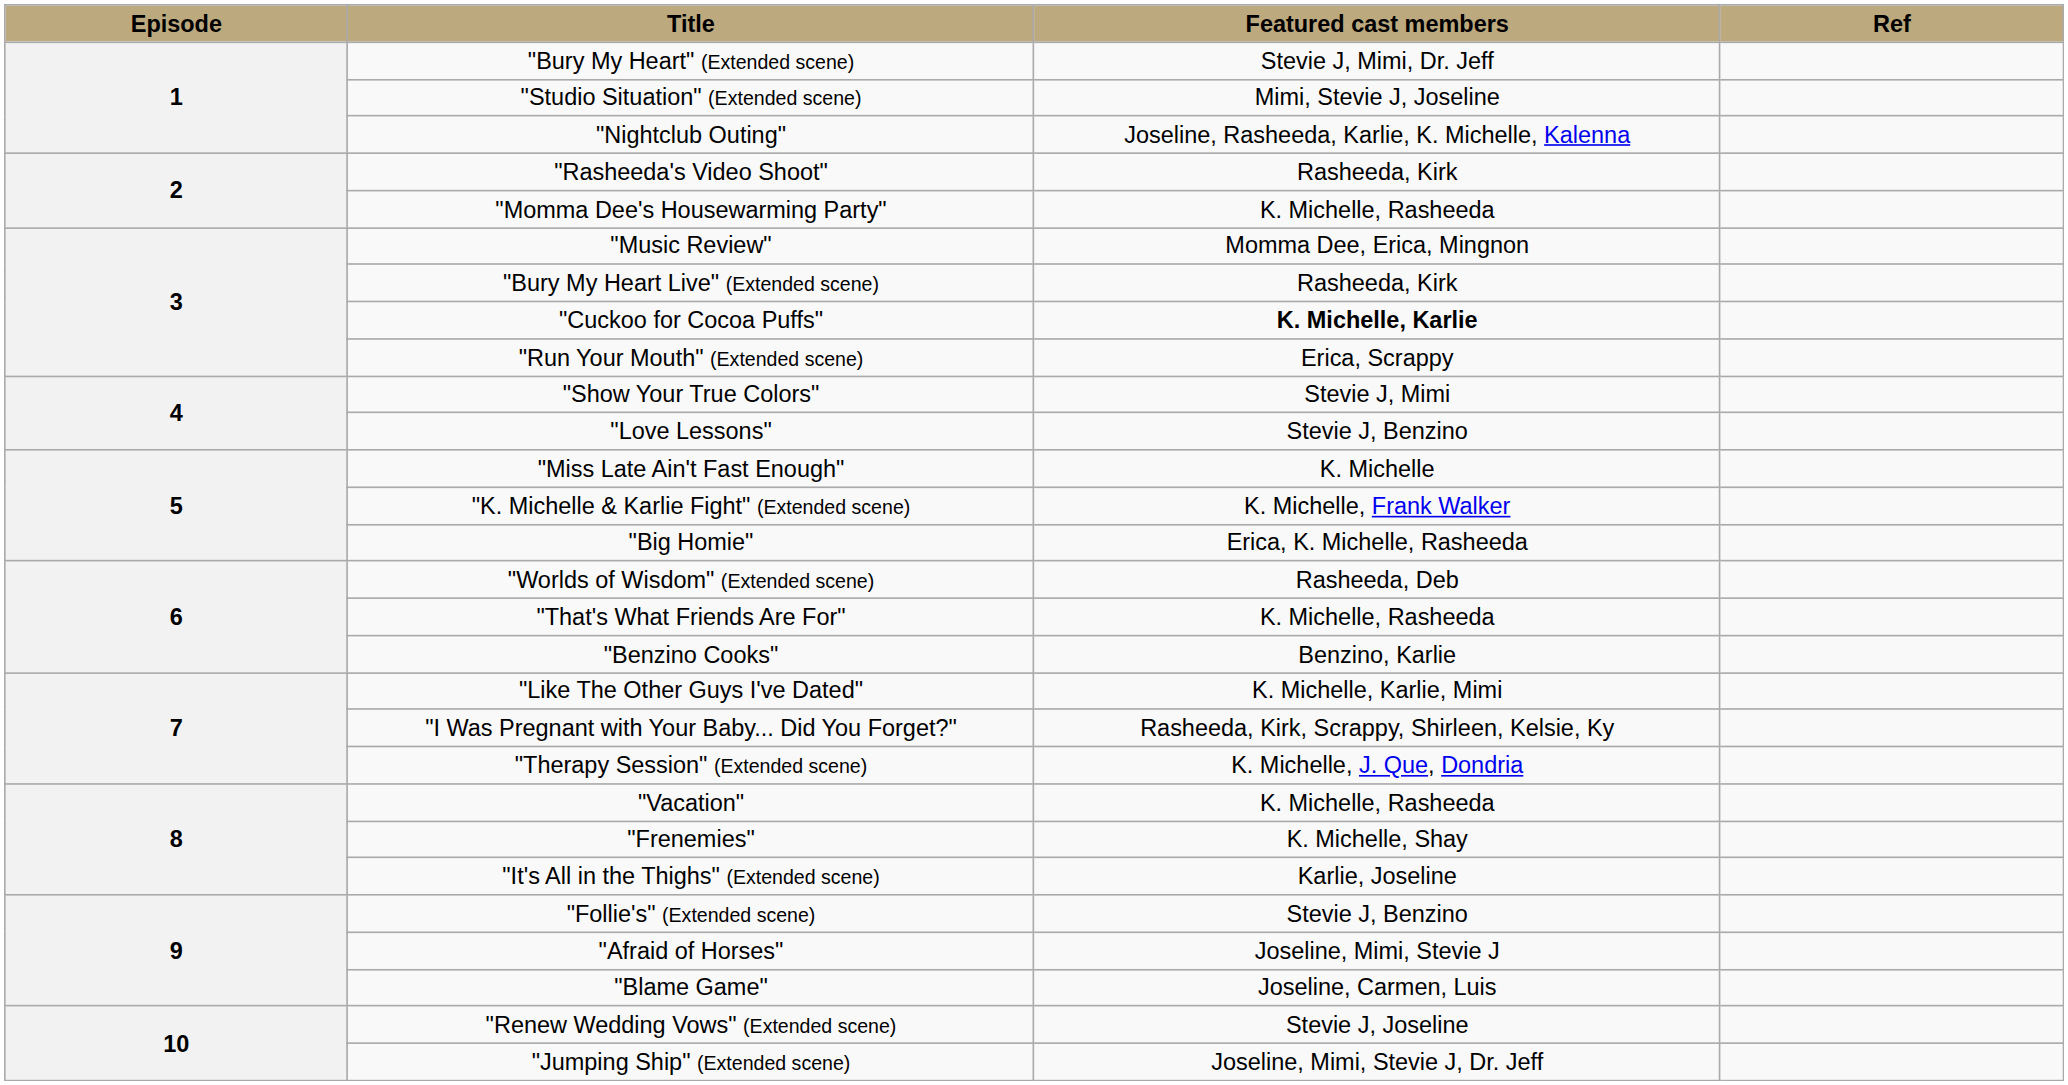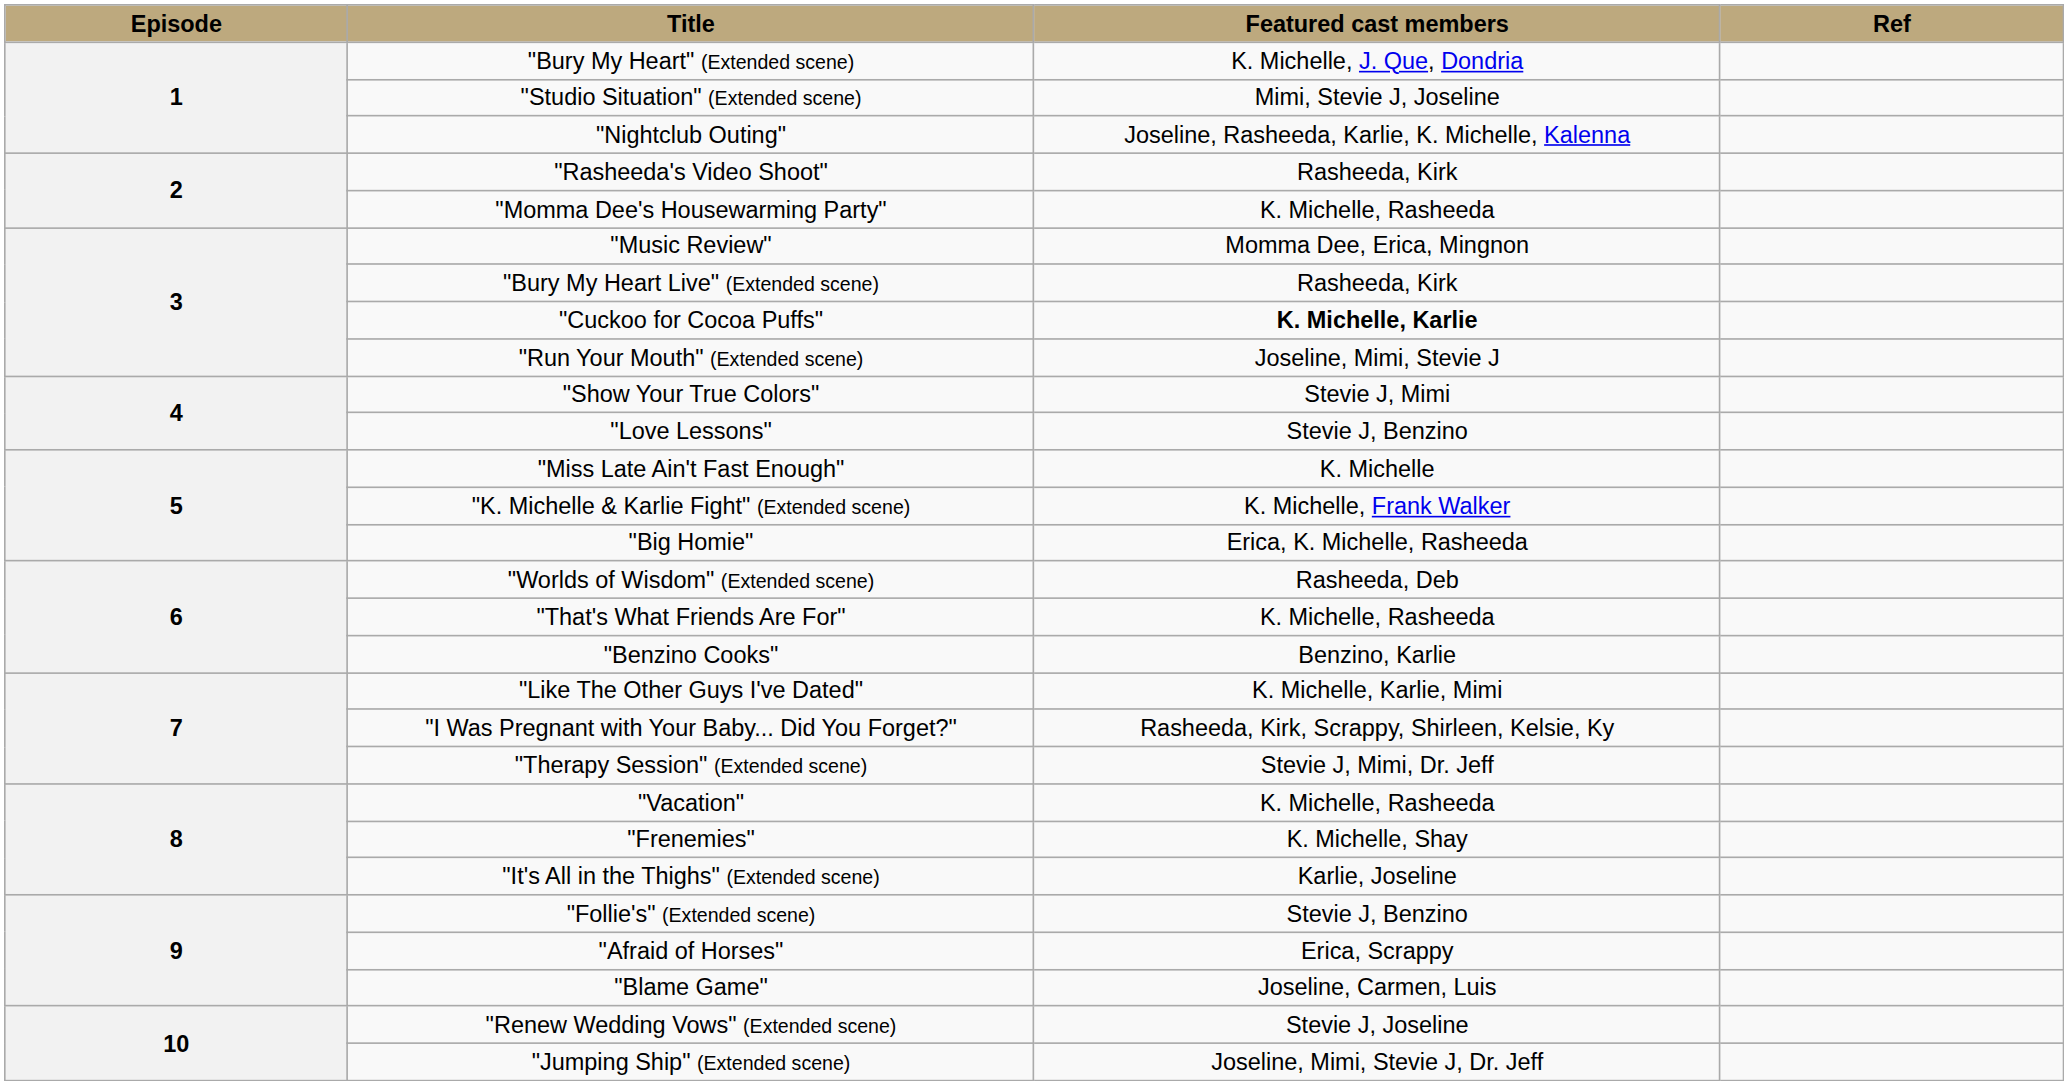(1377, 61) Stevie J, Mimi, Dr. Jeff -> (1377, 61) K. Michelle, J. Que, Dondria
(1377, 357) Erica, Scrappy -> (1377, 357) Joseline, Mimi, Stevie J
(1377, 765) K. Michelle, J. Que, Dondria -> (1377, 765) Stevie J, Mimi, Dr. Jeff
(1377, 951) Joseline, Mimi, Stevie J -> (1377, 951) Erica, Scrappy
